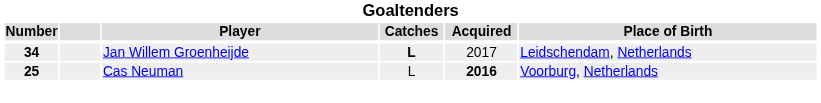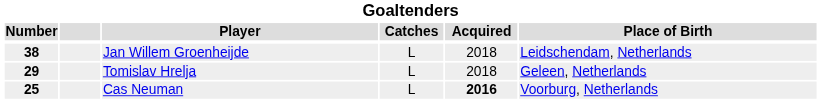(32, 52) 34 -> (32, 52) 38
(412, 52) bold -> (412, 52) normal
(481, 52) 2017 -> (481, 52) 2018
+ row: (150, 71)
